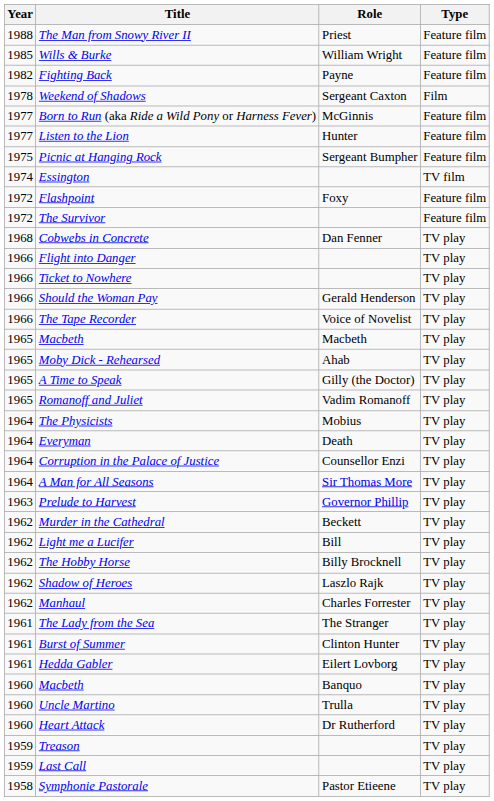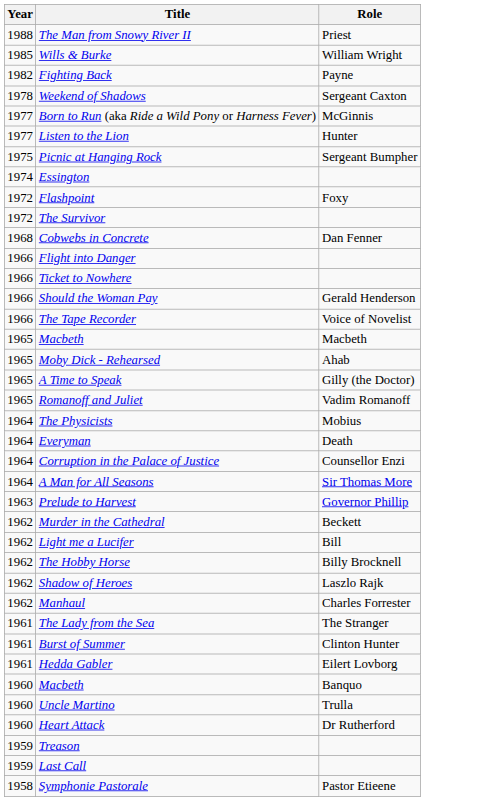- column: (455, 14)
